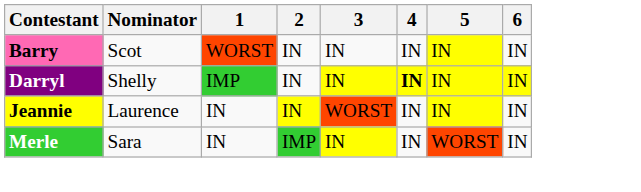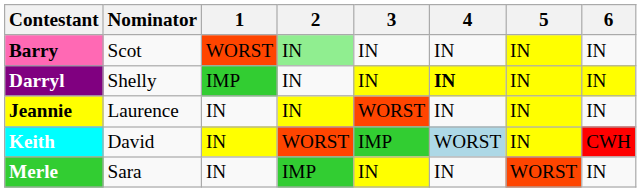(292, 50) no background -> (292, 50) lightgreen background
+ row: (32, 141)
